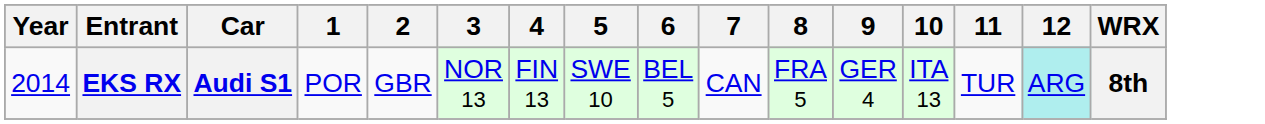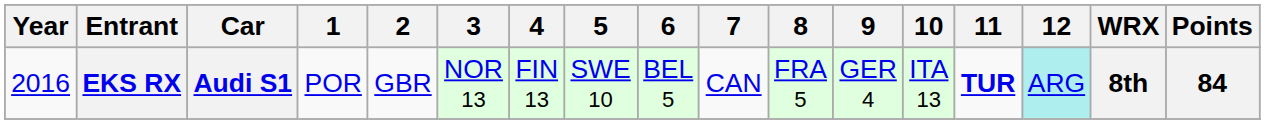+ column: (1212, 26)
(41, 83) 2014 -> (41, 83) 2016
(988, 83) normal -> (988, 83) bold
